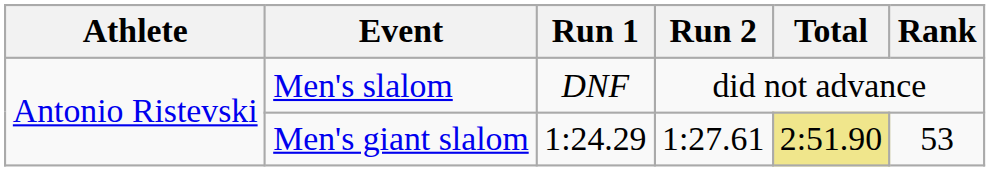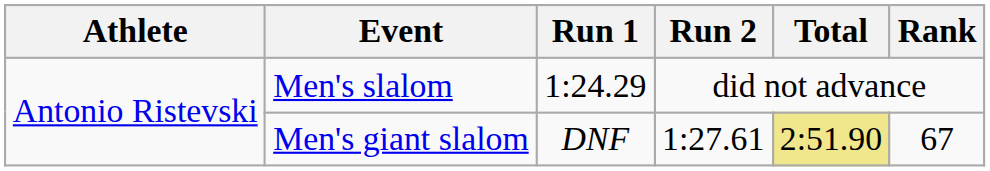(595, 84) DNF -> (595, 84) 1:24.29
(595, 138) 1:24.29 -> (595, 138) DNF
(937, 138) 53 -> (937, 138) 67
